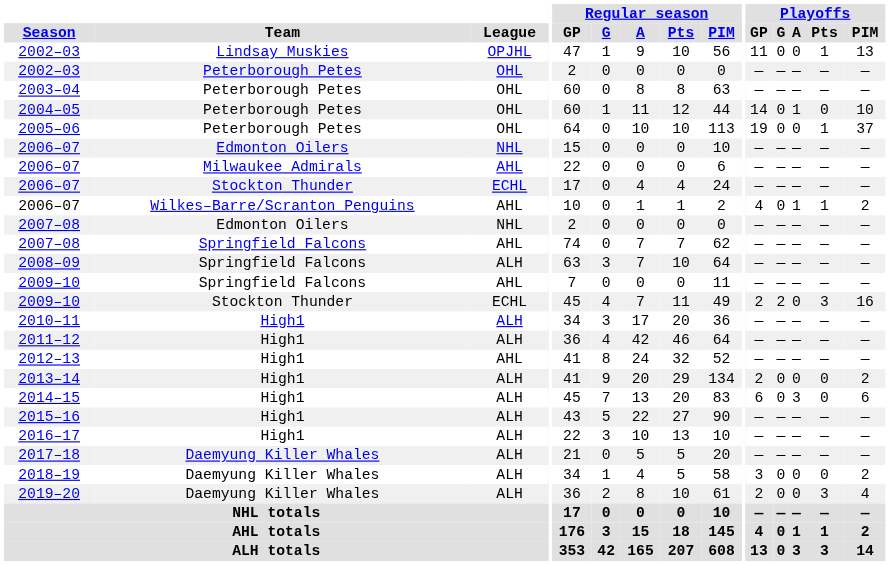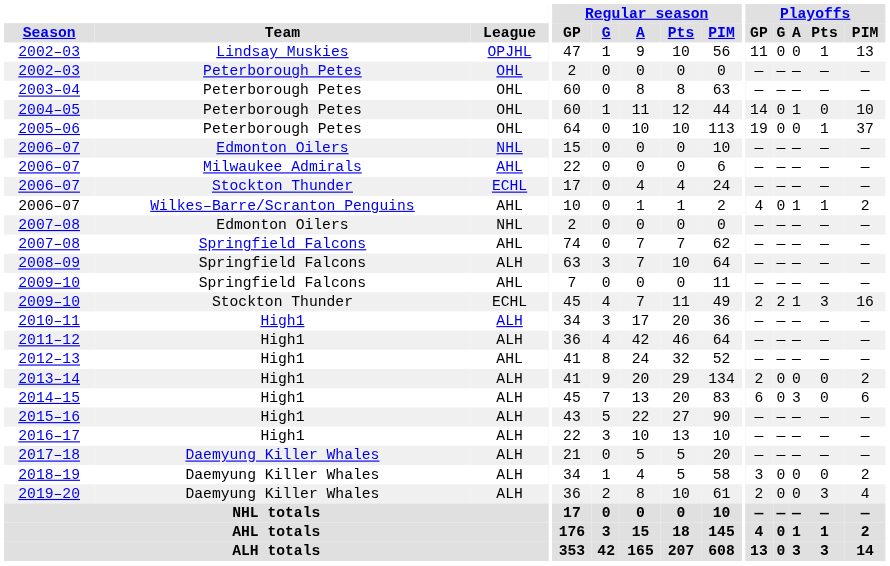(796, 302) 0 -> (796, 302) 1
